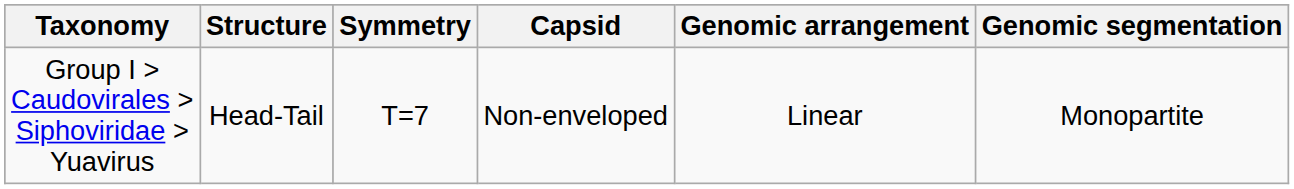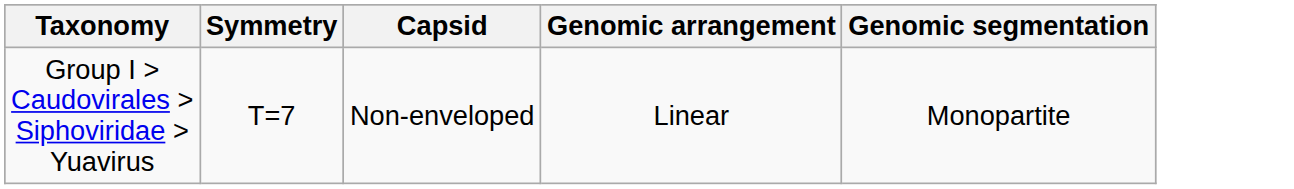- column: (266, 26)
